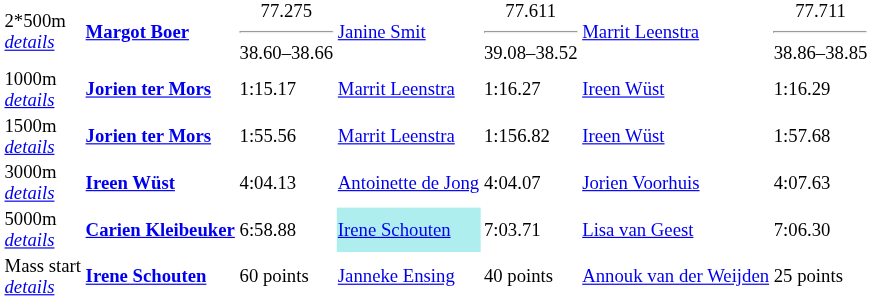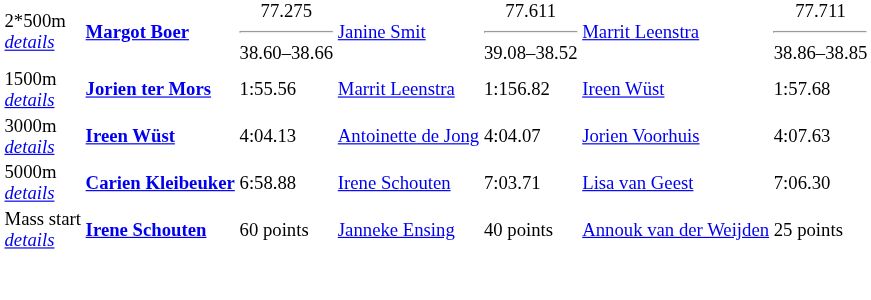- row: (31, 89)
(394, 229) paleturquoise background -> (394, 182) no background
